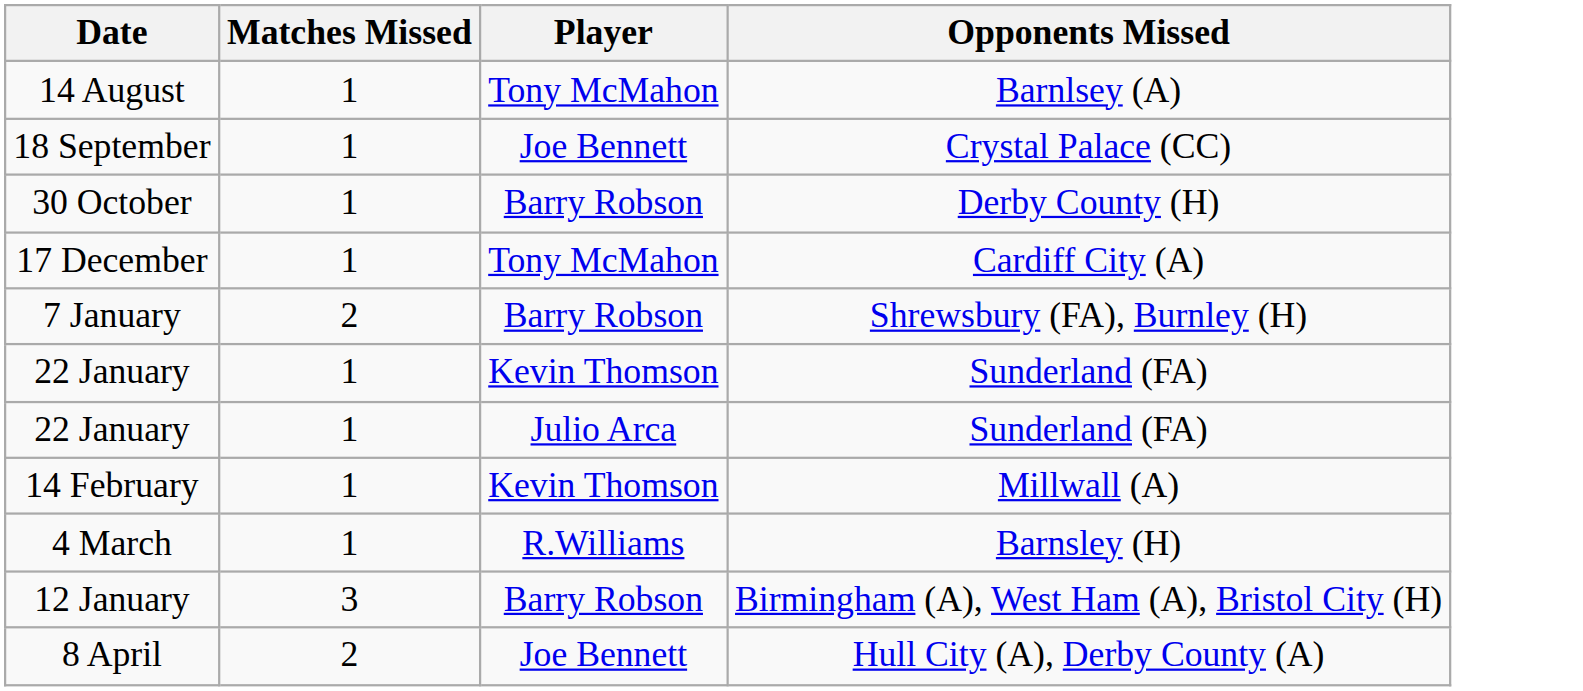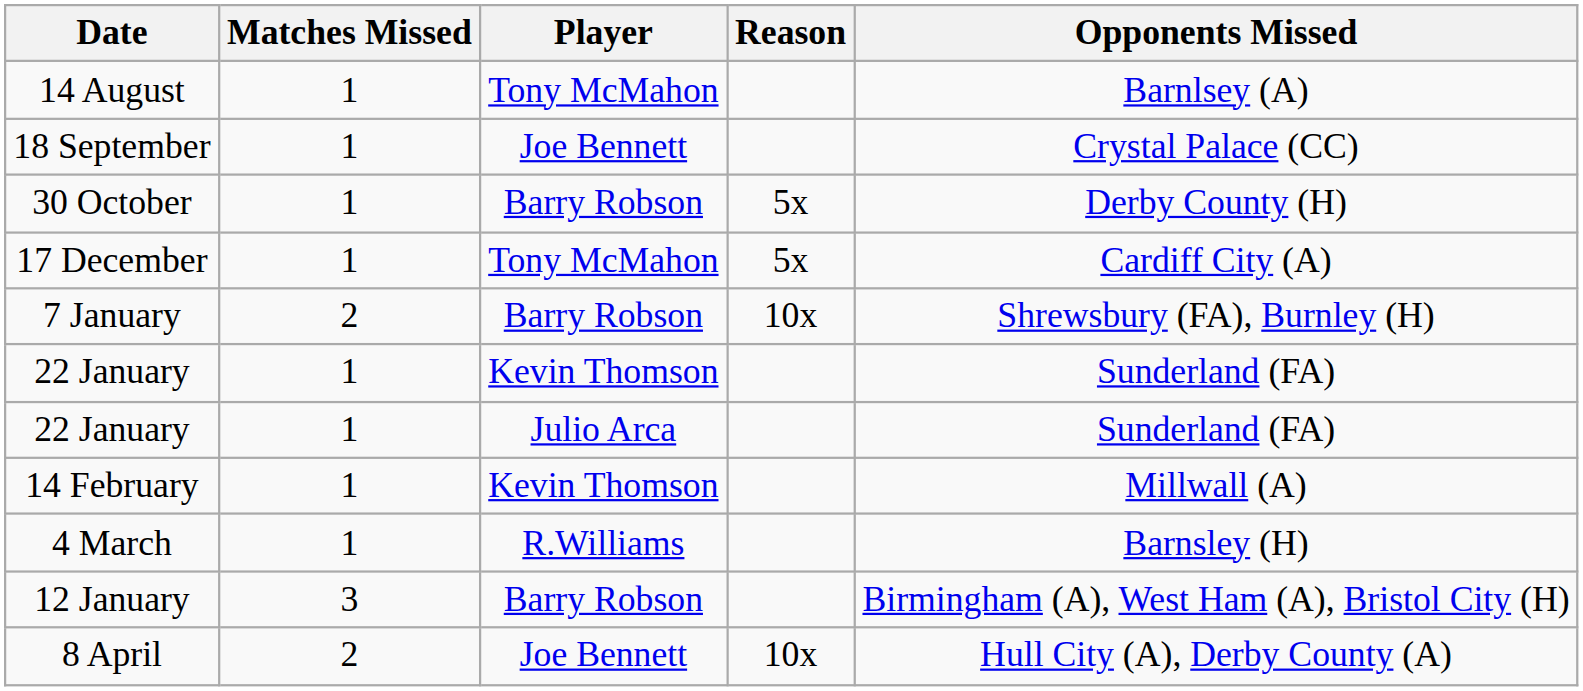+ column: (791, 32)
